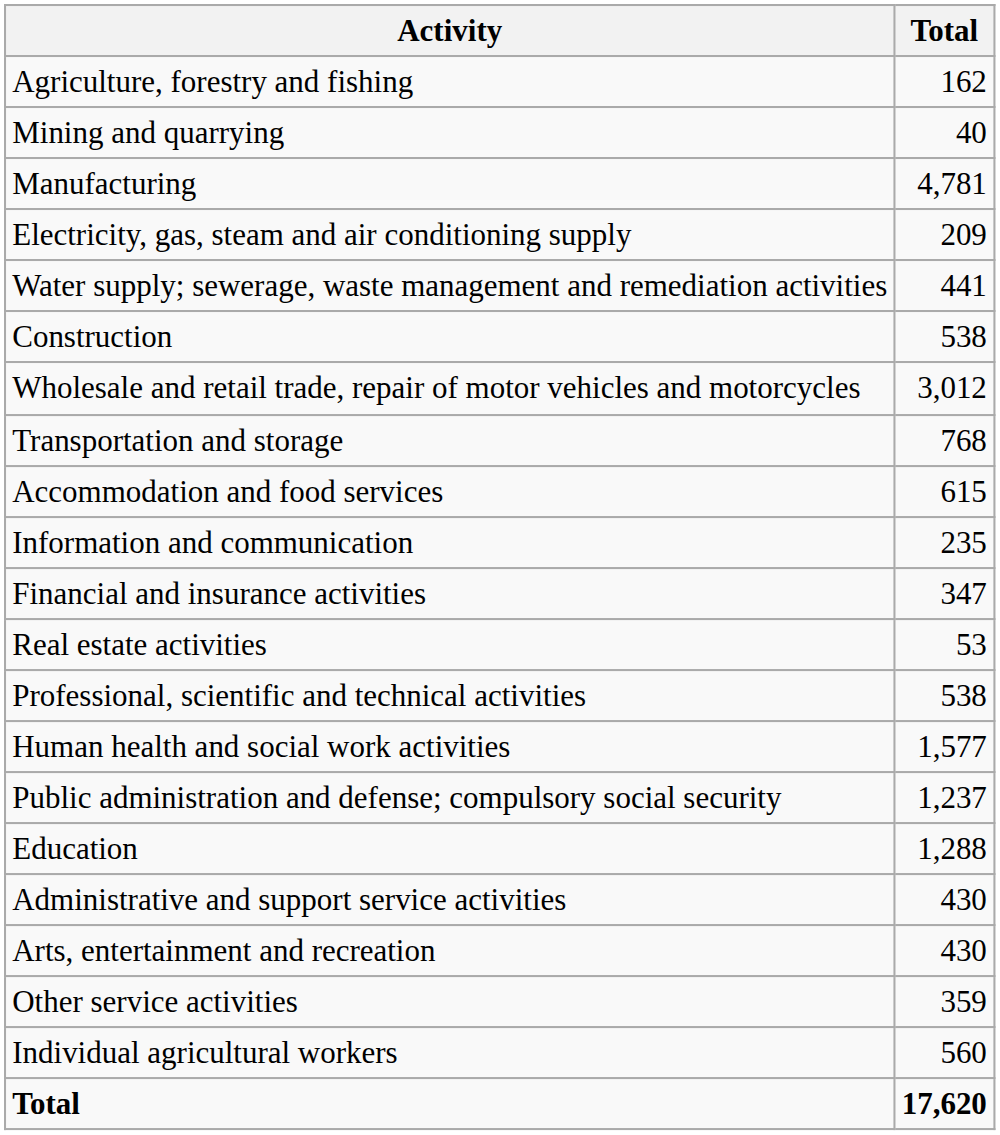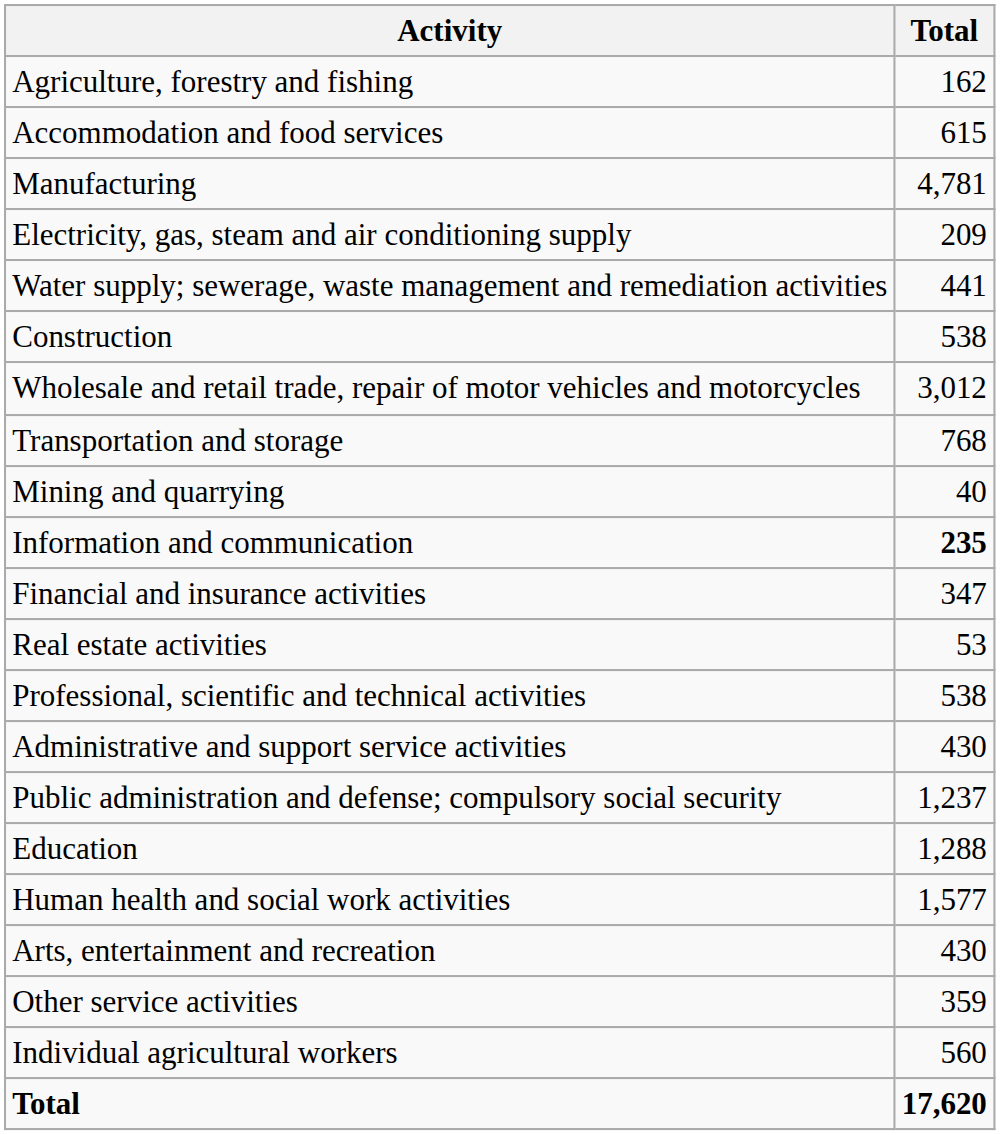rows swapped: (148, 132) <-> (228, 490)
(964, 541) normal -> (964, 541) bold
rows swapped: (289, 899) <-> (261, 746)
